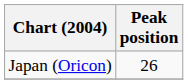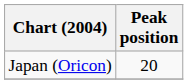(149, 65) 26 -> (149, 65) 20
